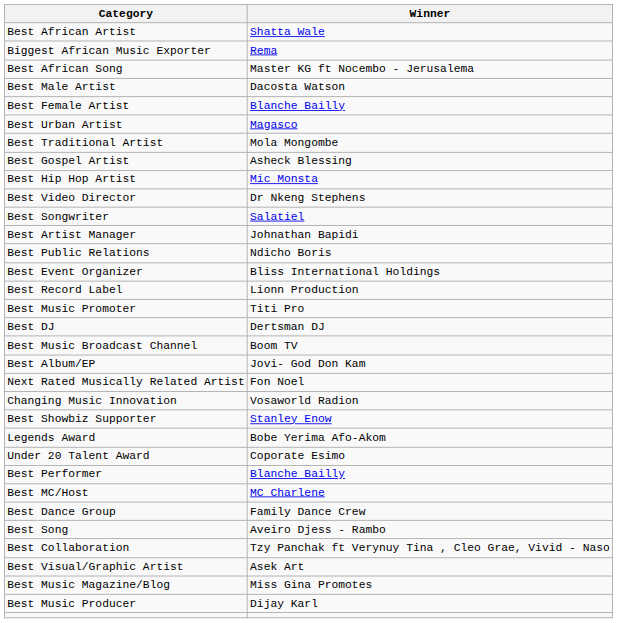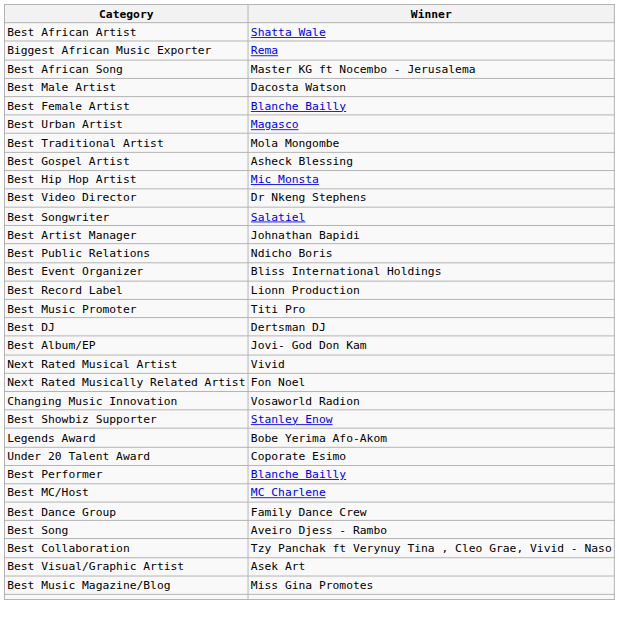- row: (102, 345)
+ row: (92, 364)
- row: (72, 604)
